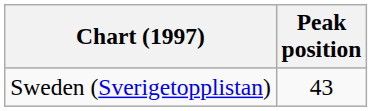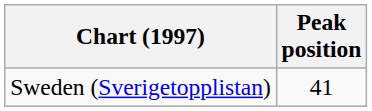(321, 86) 43 -> (321, 86) 41
